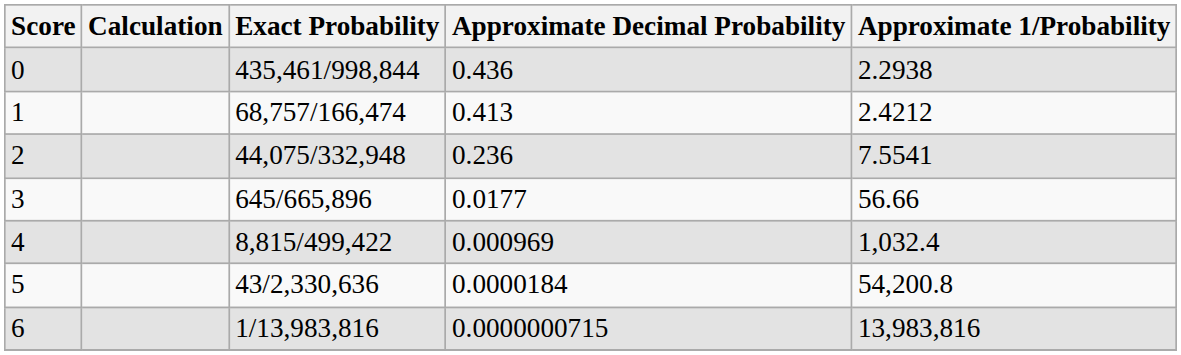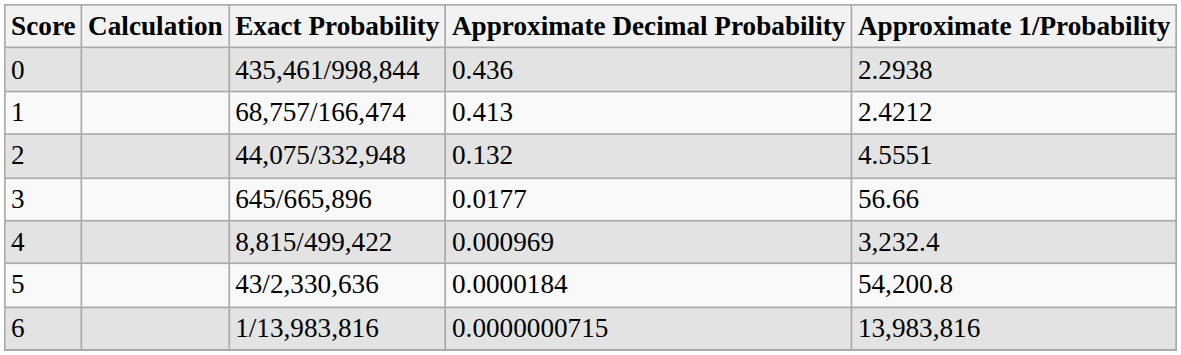(483, 155) 0.236 -> (483, 155) 0.132
(895, 155) 7.5541 -> (895, 155) 4.5551
(899, 241) 1,032.4 -> (899, 241) 3,232.4
